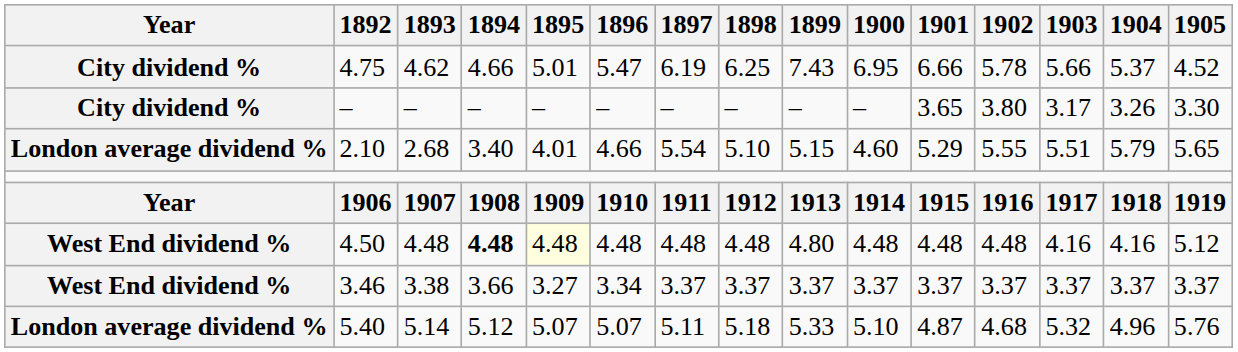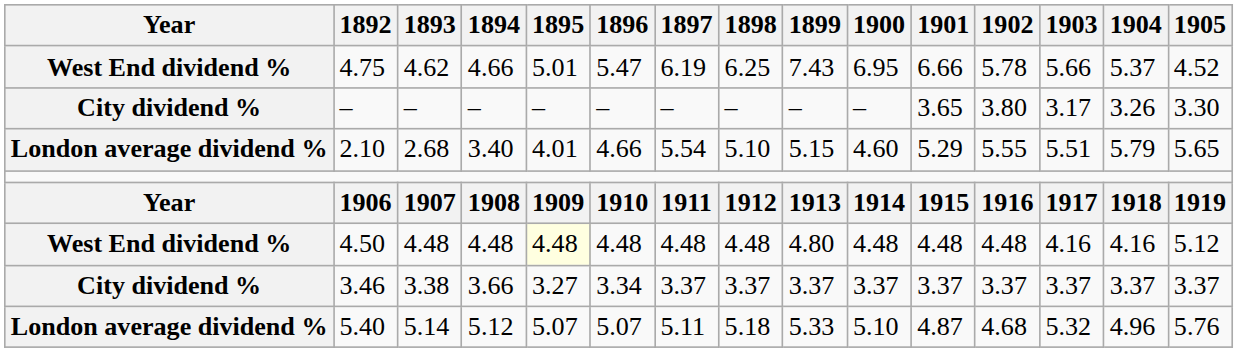(169, 66) City dividend % -> (169, 66) West End dividend %
(491, 244) bold -> (491, 244) normal
(169, 285) West End dividend % -> (169, 285) City dividend %
